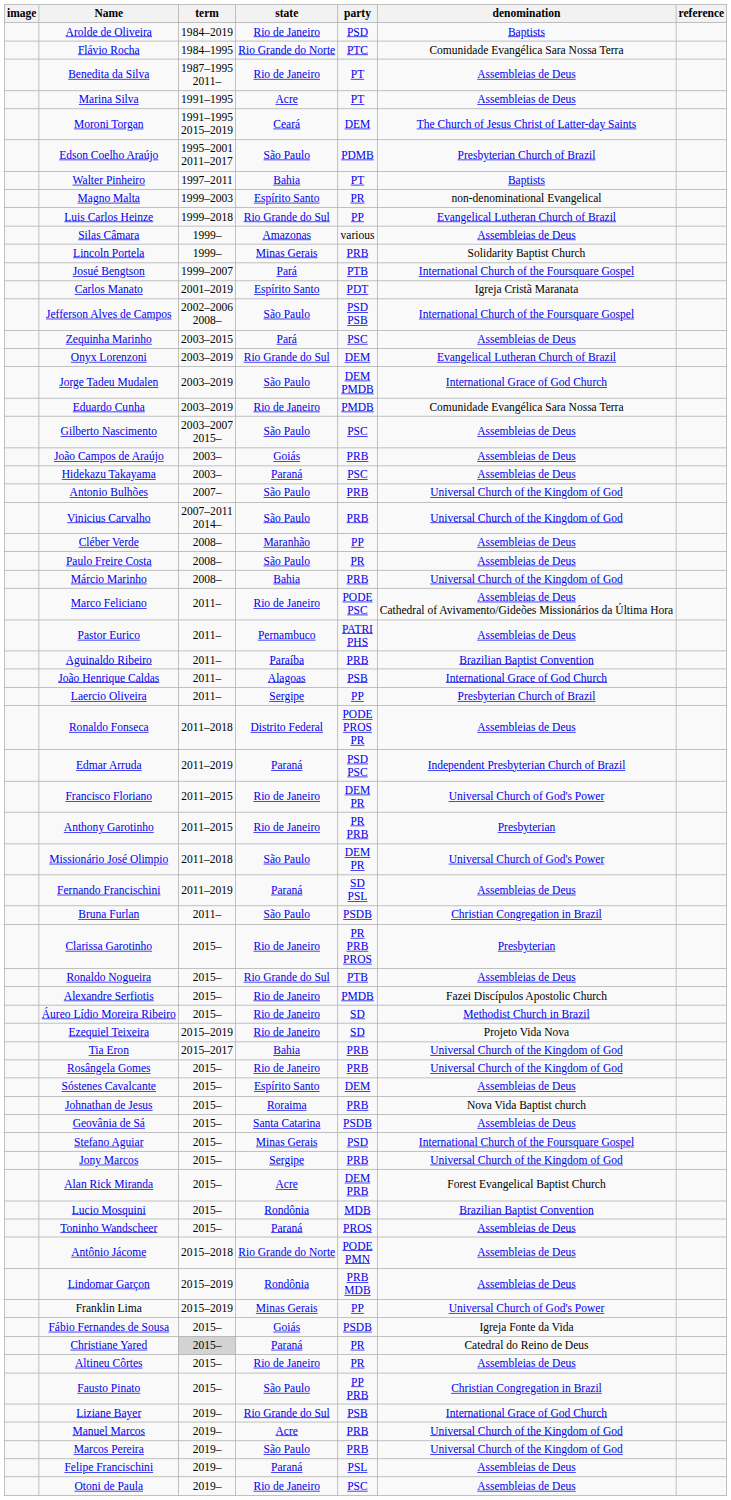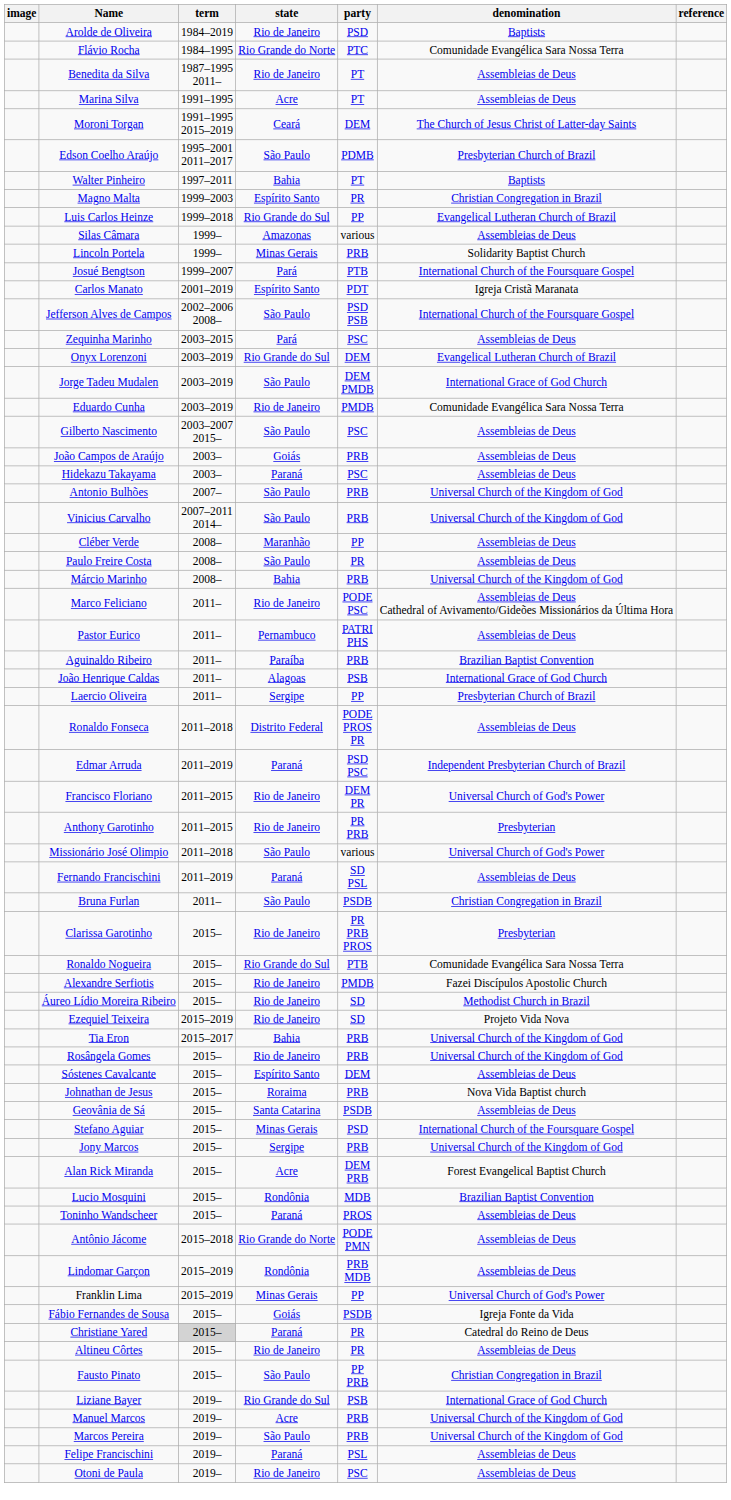(526, 198) non-denominational Evangelical -> (526, 198) Christian Congregation in Brazil
(357, 859) DEM PR -> (357, 852) various
(526, 977) Assembleias de Deus -> (526, 964) Comunidade Evangélica Sara Nossa Terra
